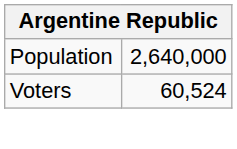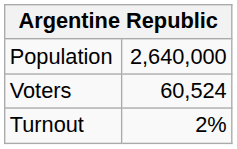+ row: (47, 125)
